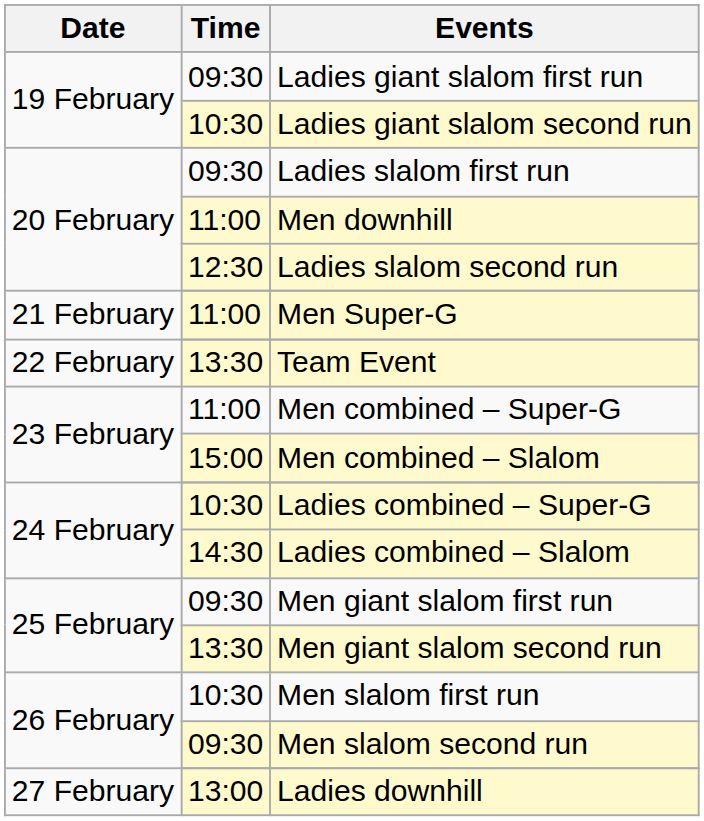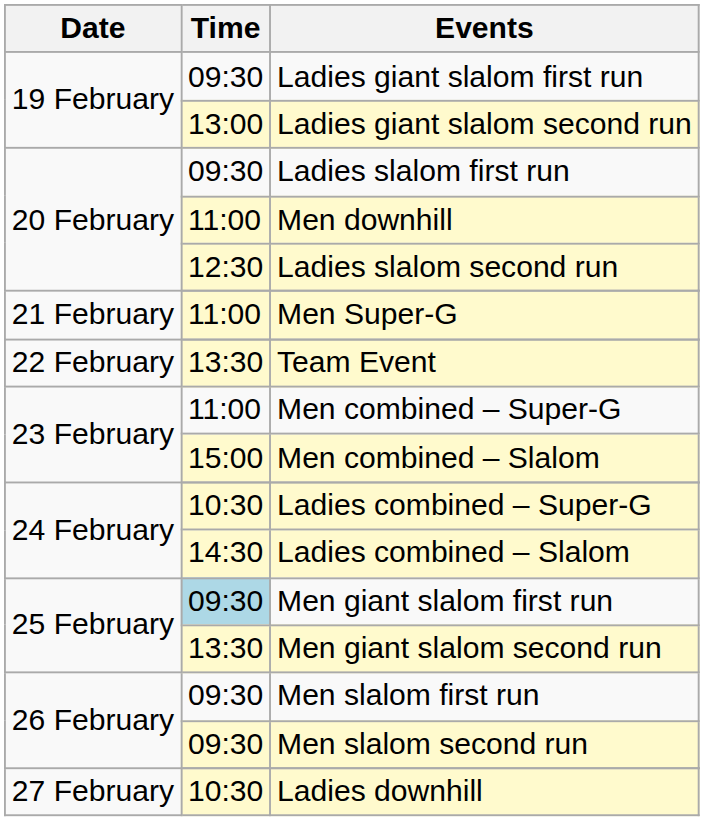(226, 123) 10:30 -> (226, 123) 13:00
(226, 600) no background -> (226, 600) lightblue background
(226, 696) 10:30 -> (226, 696) 09:30
(226, 791) 13:00 -> (226, 791) 10:30
